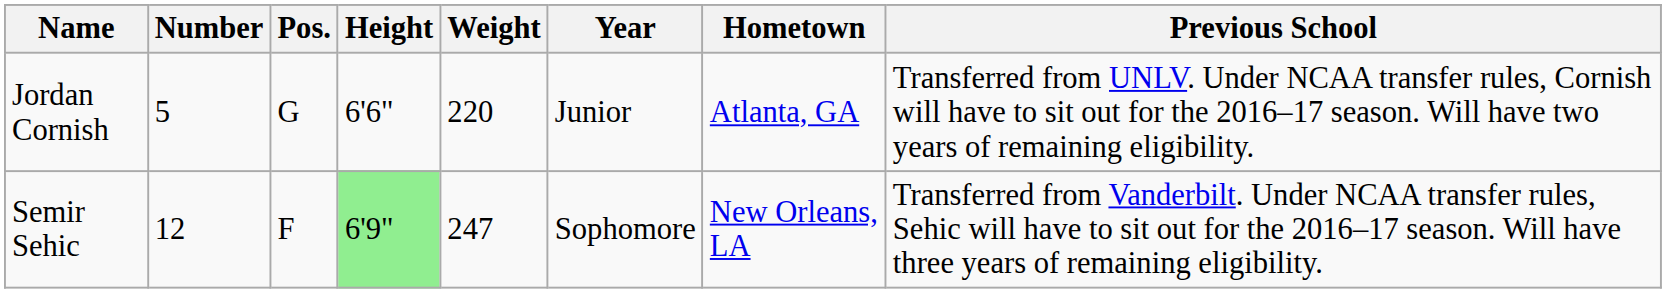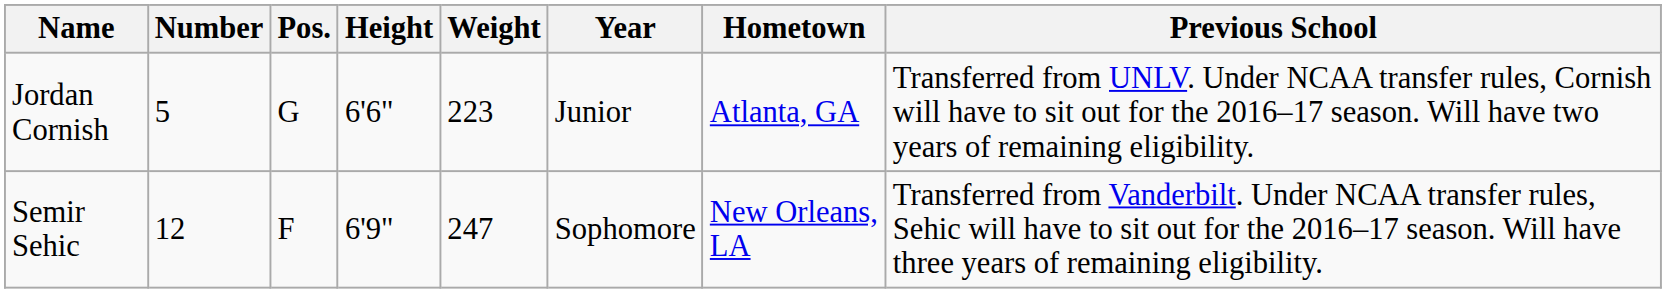(470, 111) 220 -> (470, 111) 223
(369, 228) lightgreen background -> (369, 228) no background
